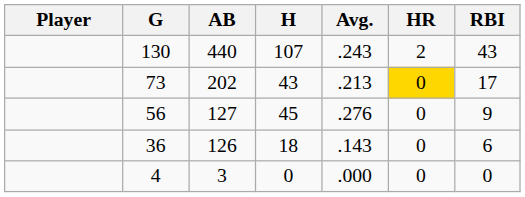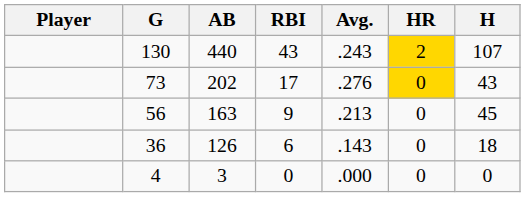columns swapped: (288, 20) <-> (487, 20)
(421, 51) no background -> (421, 51) gold background
(355, 82) .213 -> (355, 82) .276
(222, 113) 127 -> (222, 113) 163
(355, 113) .276 -> (355, 113) .213
